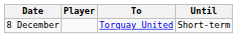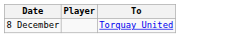- column: (204, 12)
